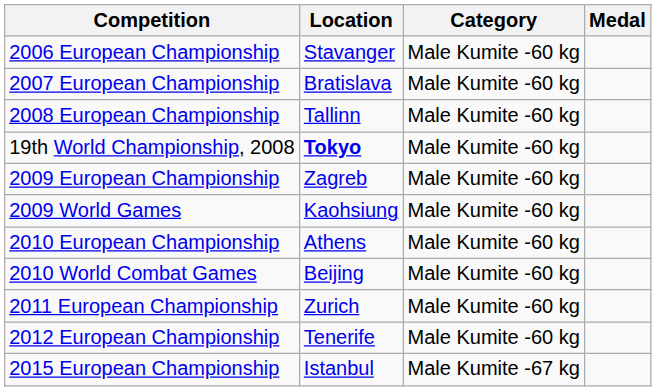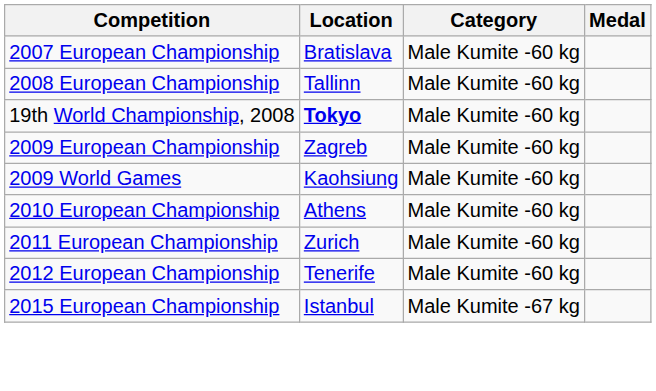- row: (144, 52)
- row: (133, 274)
